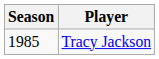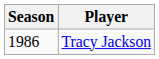(24, 41) 1985 -> (24, 41) 1986
